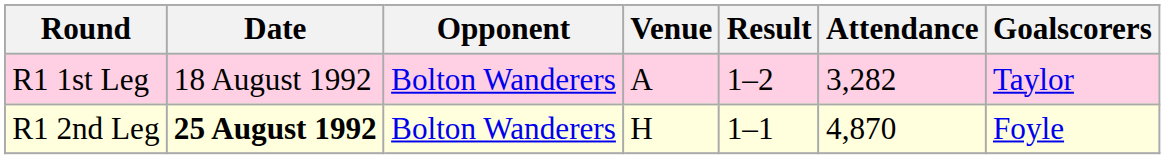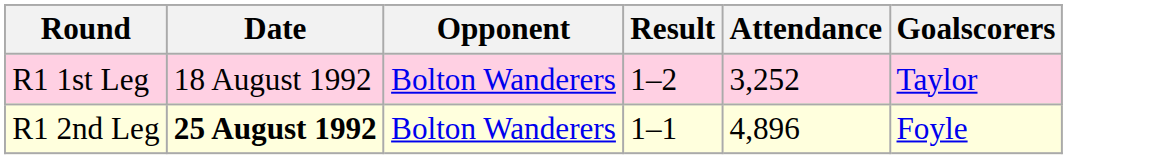- column: (671, 29)
(861, 78) 3,282 -> (765, 78) 3,252
(861, 128) 4,870 -> (765, 128) 4,896
